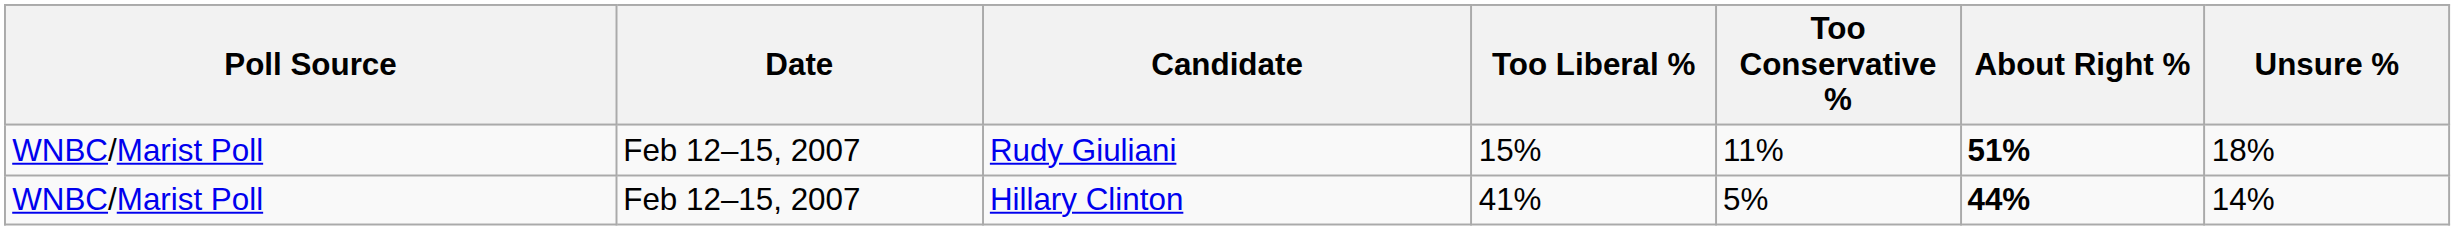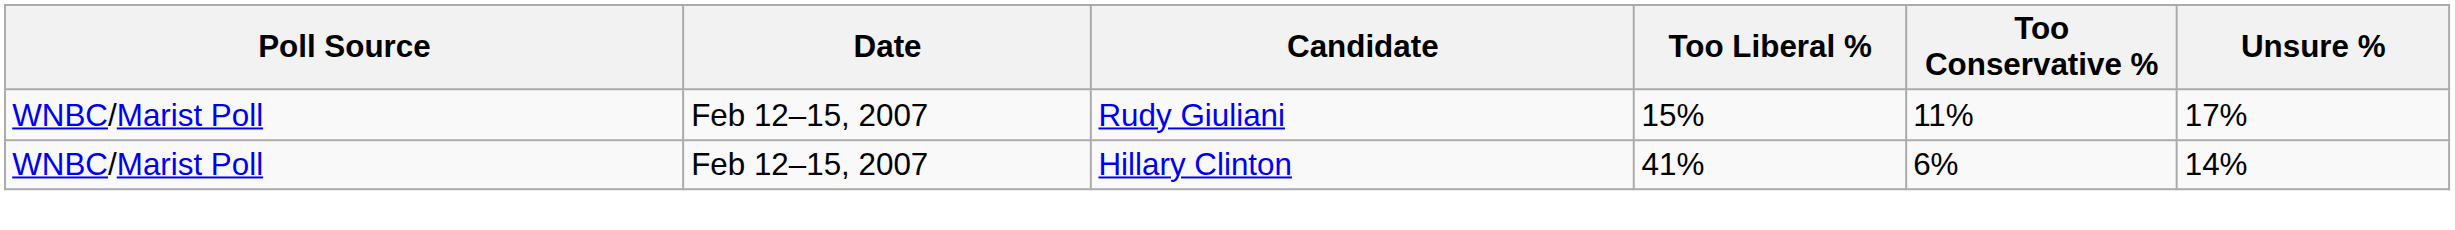- column: (2082, 64)
(2243, 149) 18% -> (2216, 114) 17%
(1746, 199) 5% -> (1936, 164) 6%
